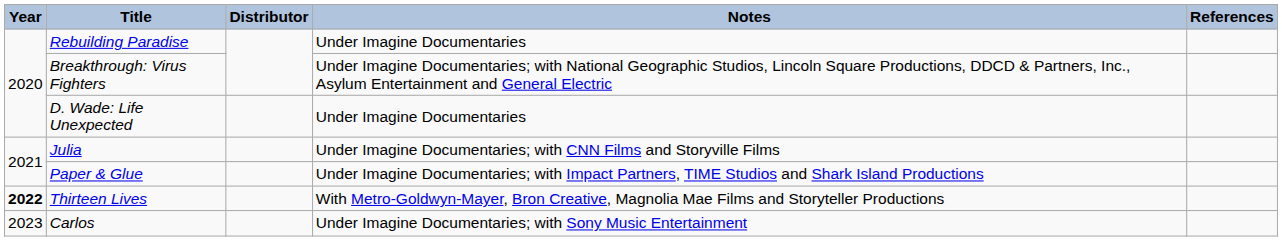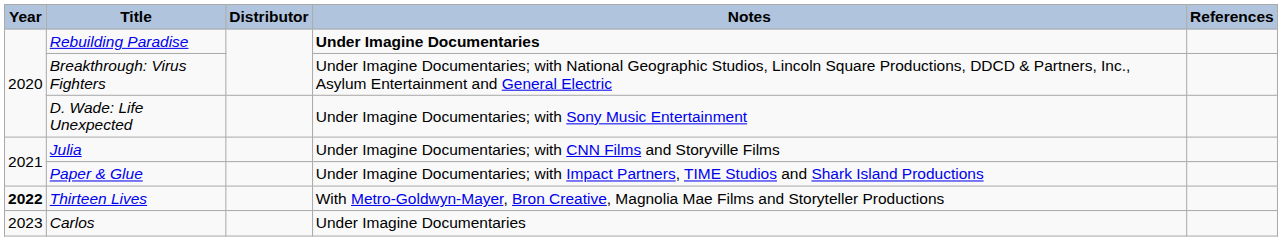(421, 42) normal -> (428, 42) bold
(421, 117) Under Imagine Documentaries -> (531, 117) Under Imagine Documentaries; with Sony Music Entertainment
(531, 223) Under Imagine Documentaries; with Sony Music Entertainment -> (421, 223) Under Imagine Documentaries
